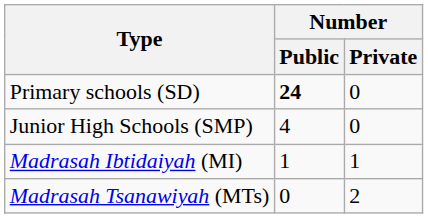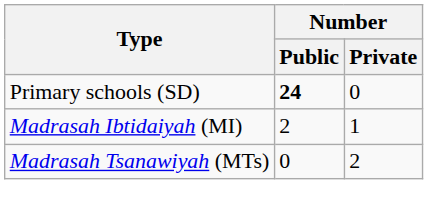- row: (131, 126)
(285, 160) 1 -> (285, 126) 2
